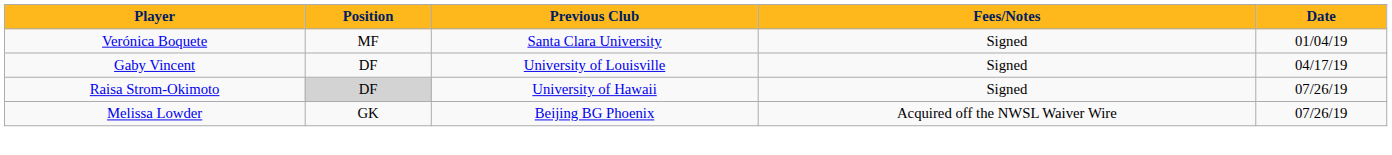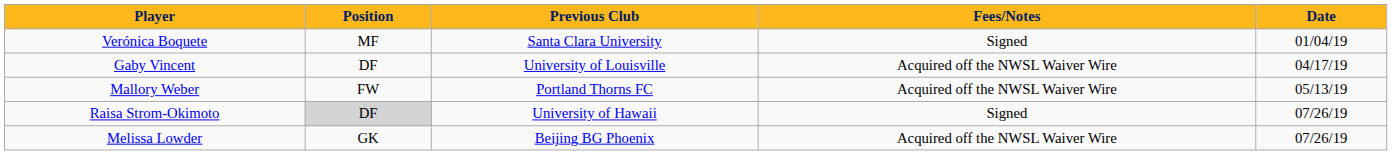(1007, 65) Signed -> (1007, 65) Acquired off the NWSL Waiver Wire
+ row: (155, 89)
